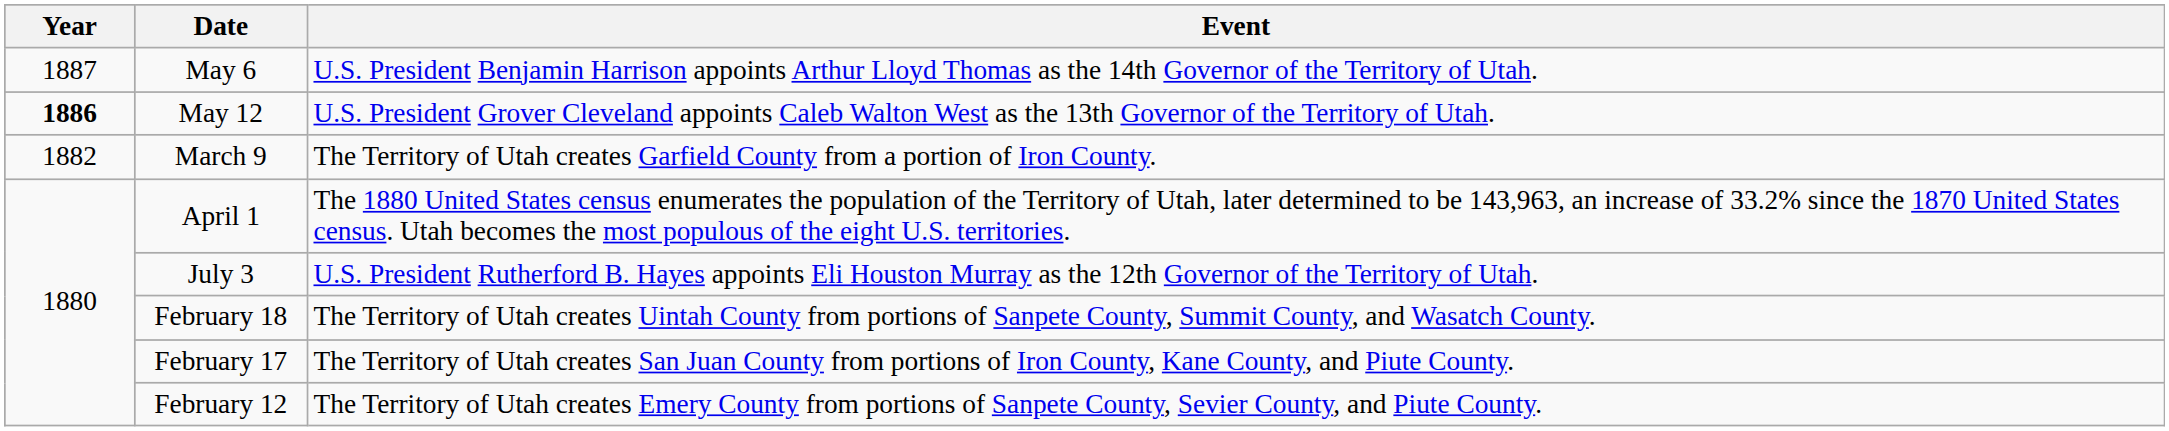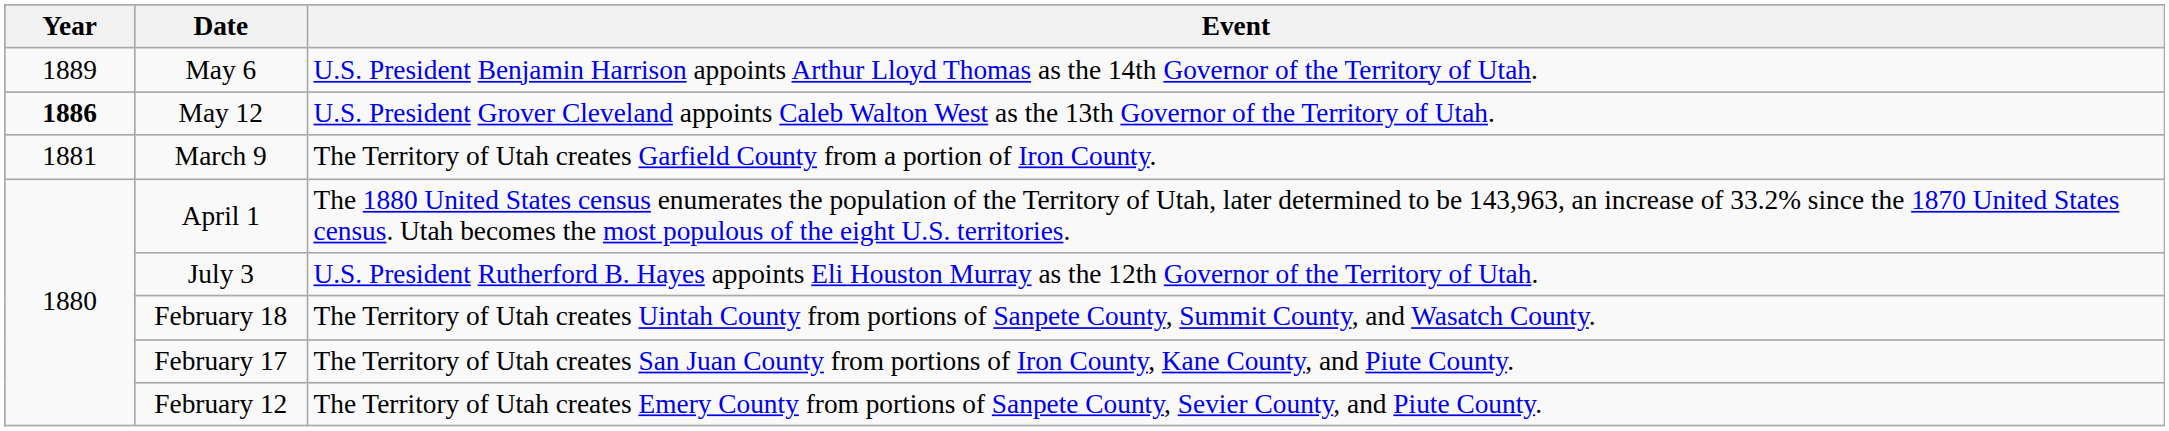(70, 69) 1887 -> (70, 69) 1889
(70, 156) 1882 -> (70, 156) 1881
